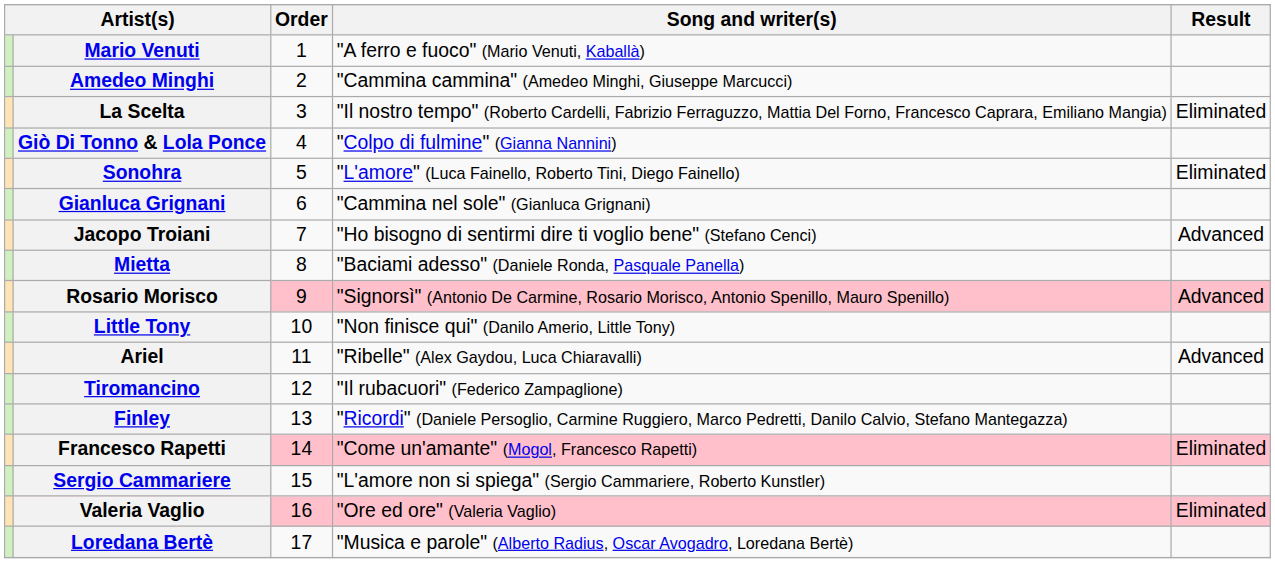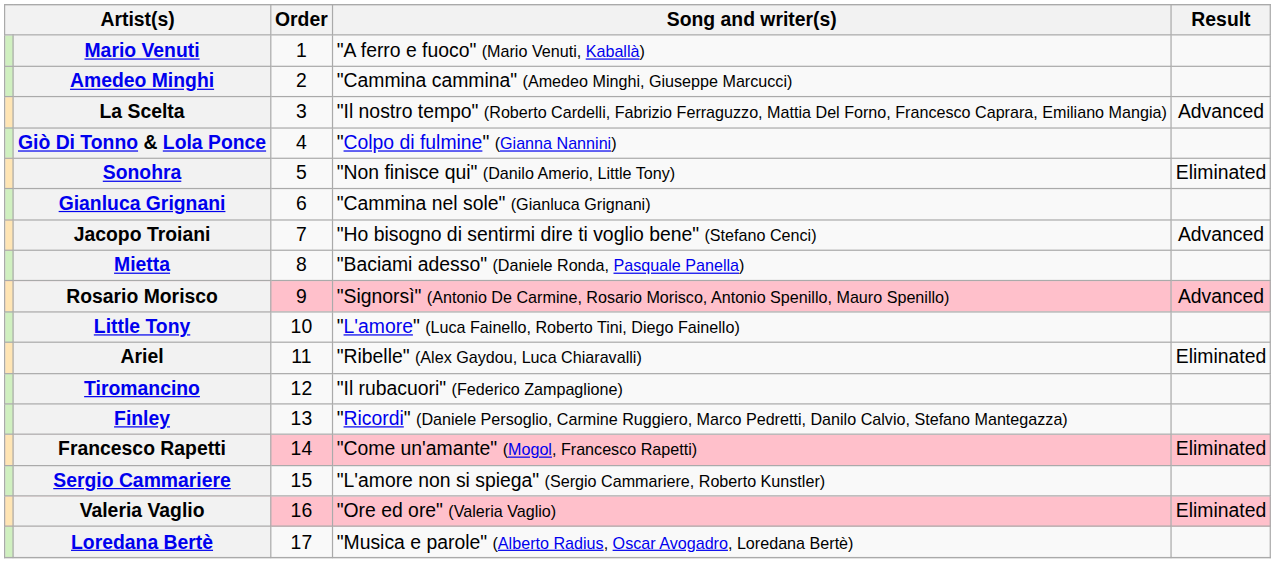(1221, 111) Eliminated -> (1221, 111) Advanced
(538, 173) "L'amore" (Luca Fainello, Roberto Tini, Diego Fainello) -> (506, 173) "Non finisce qui" (Danilo Amerio, Little Tony)
(506, 326) "Non finisce qui" (Danilo Amerio, Little Tony) -> (538, 326) "L'amore" (Luca Fainello, Roberto Tini, Diego Fainello)
(1221, 357) Advanced -> (1221, 357) Eliminated
